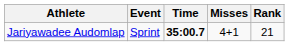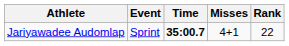(267, 32) 21 -> (267, 32) 22
